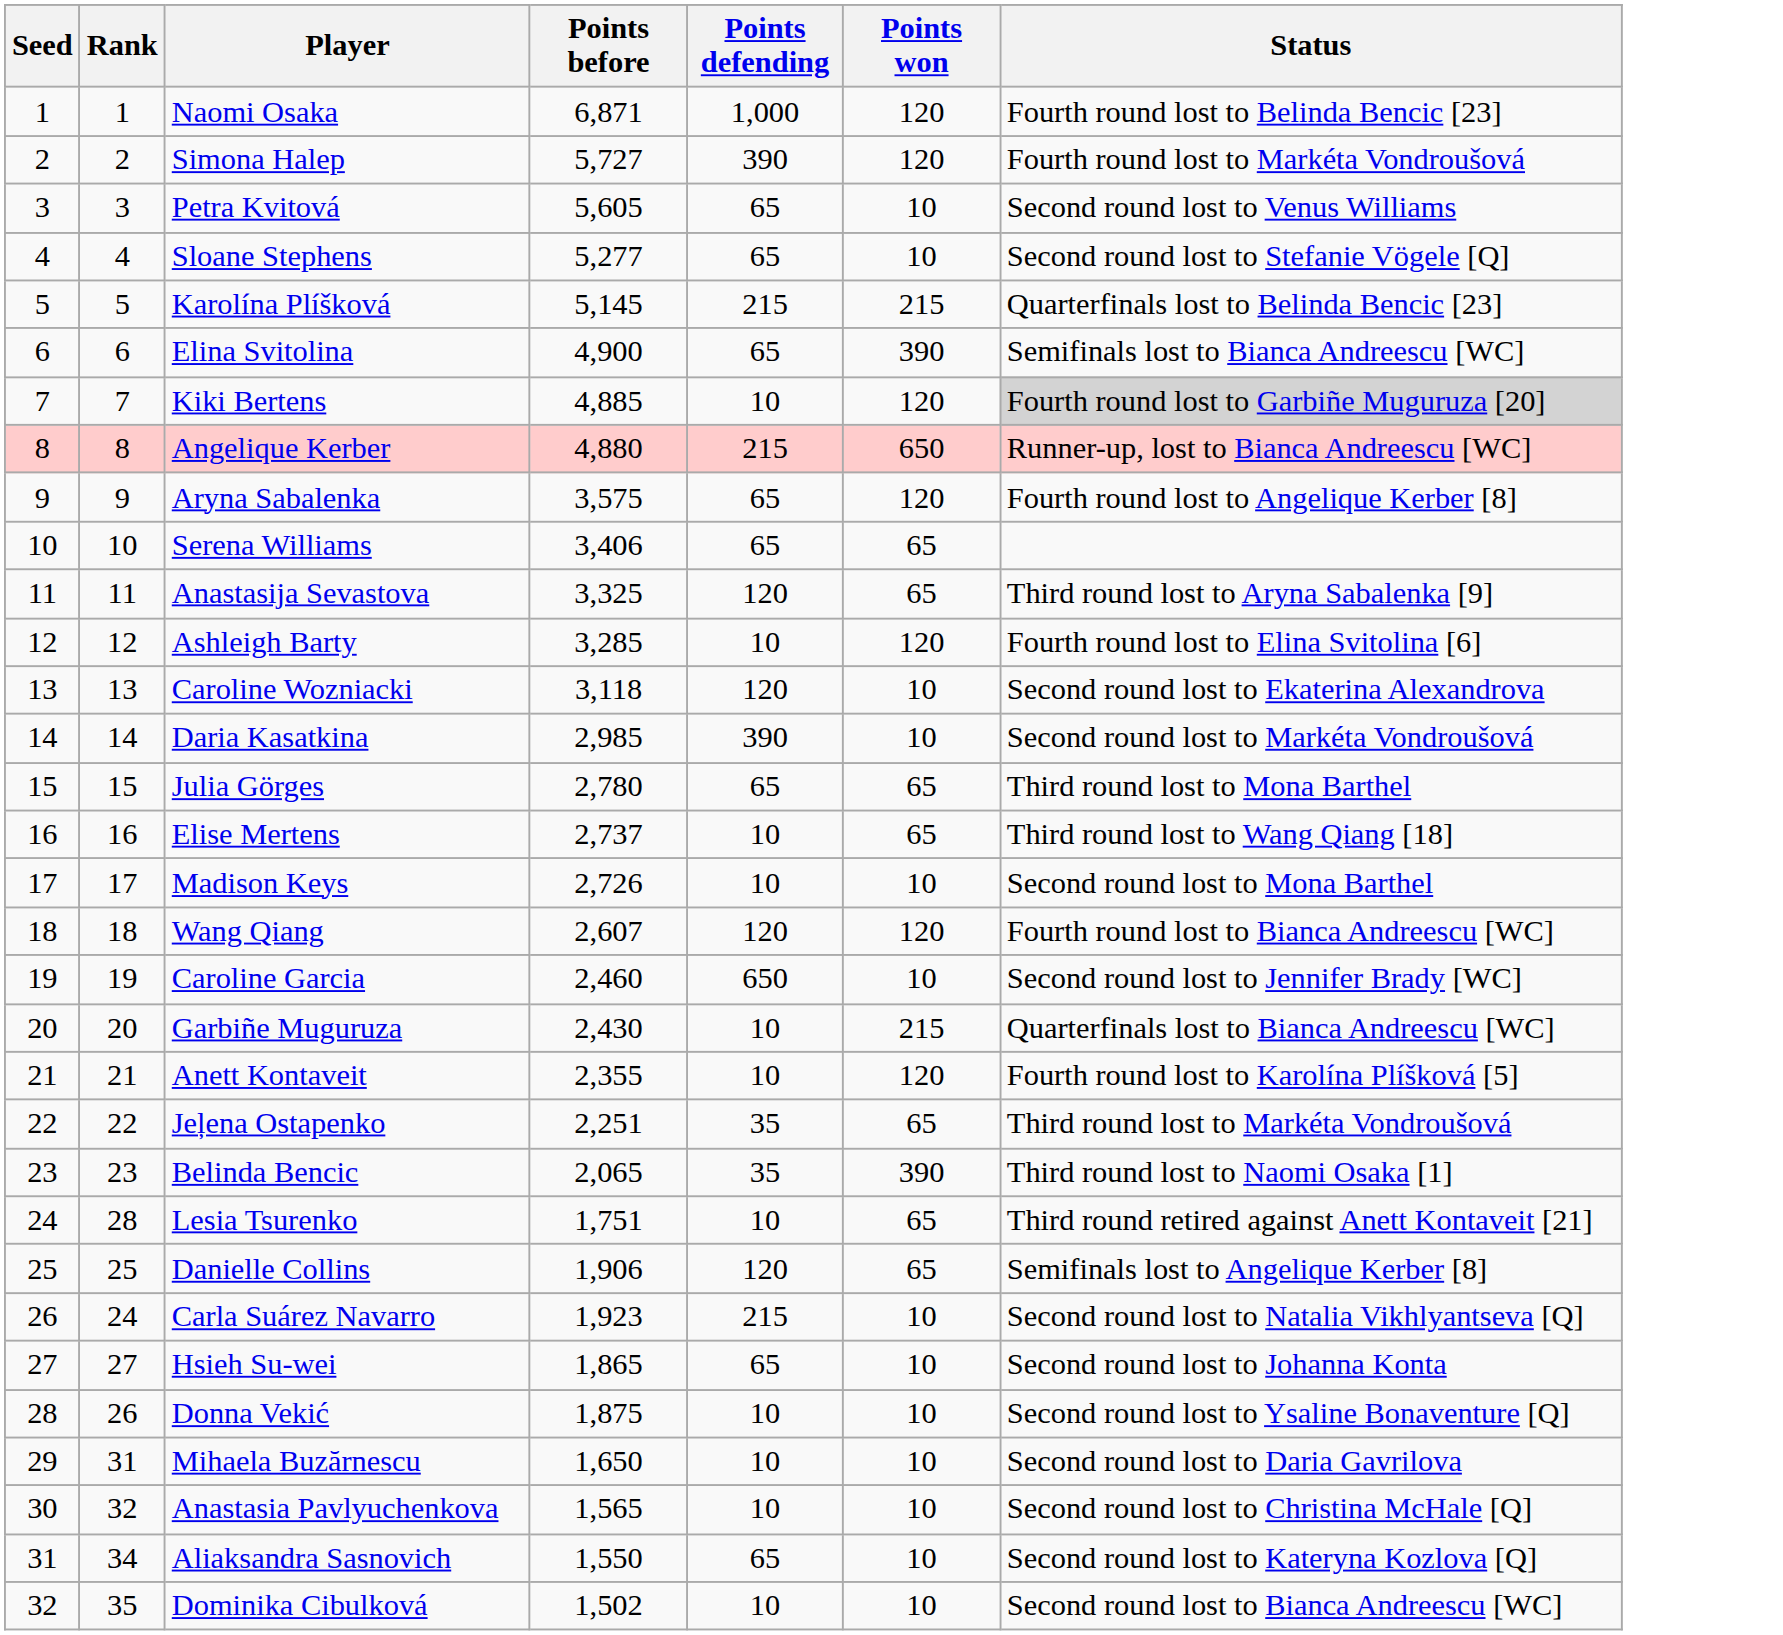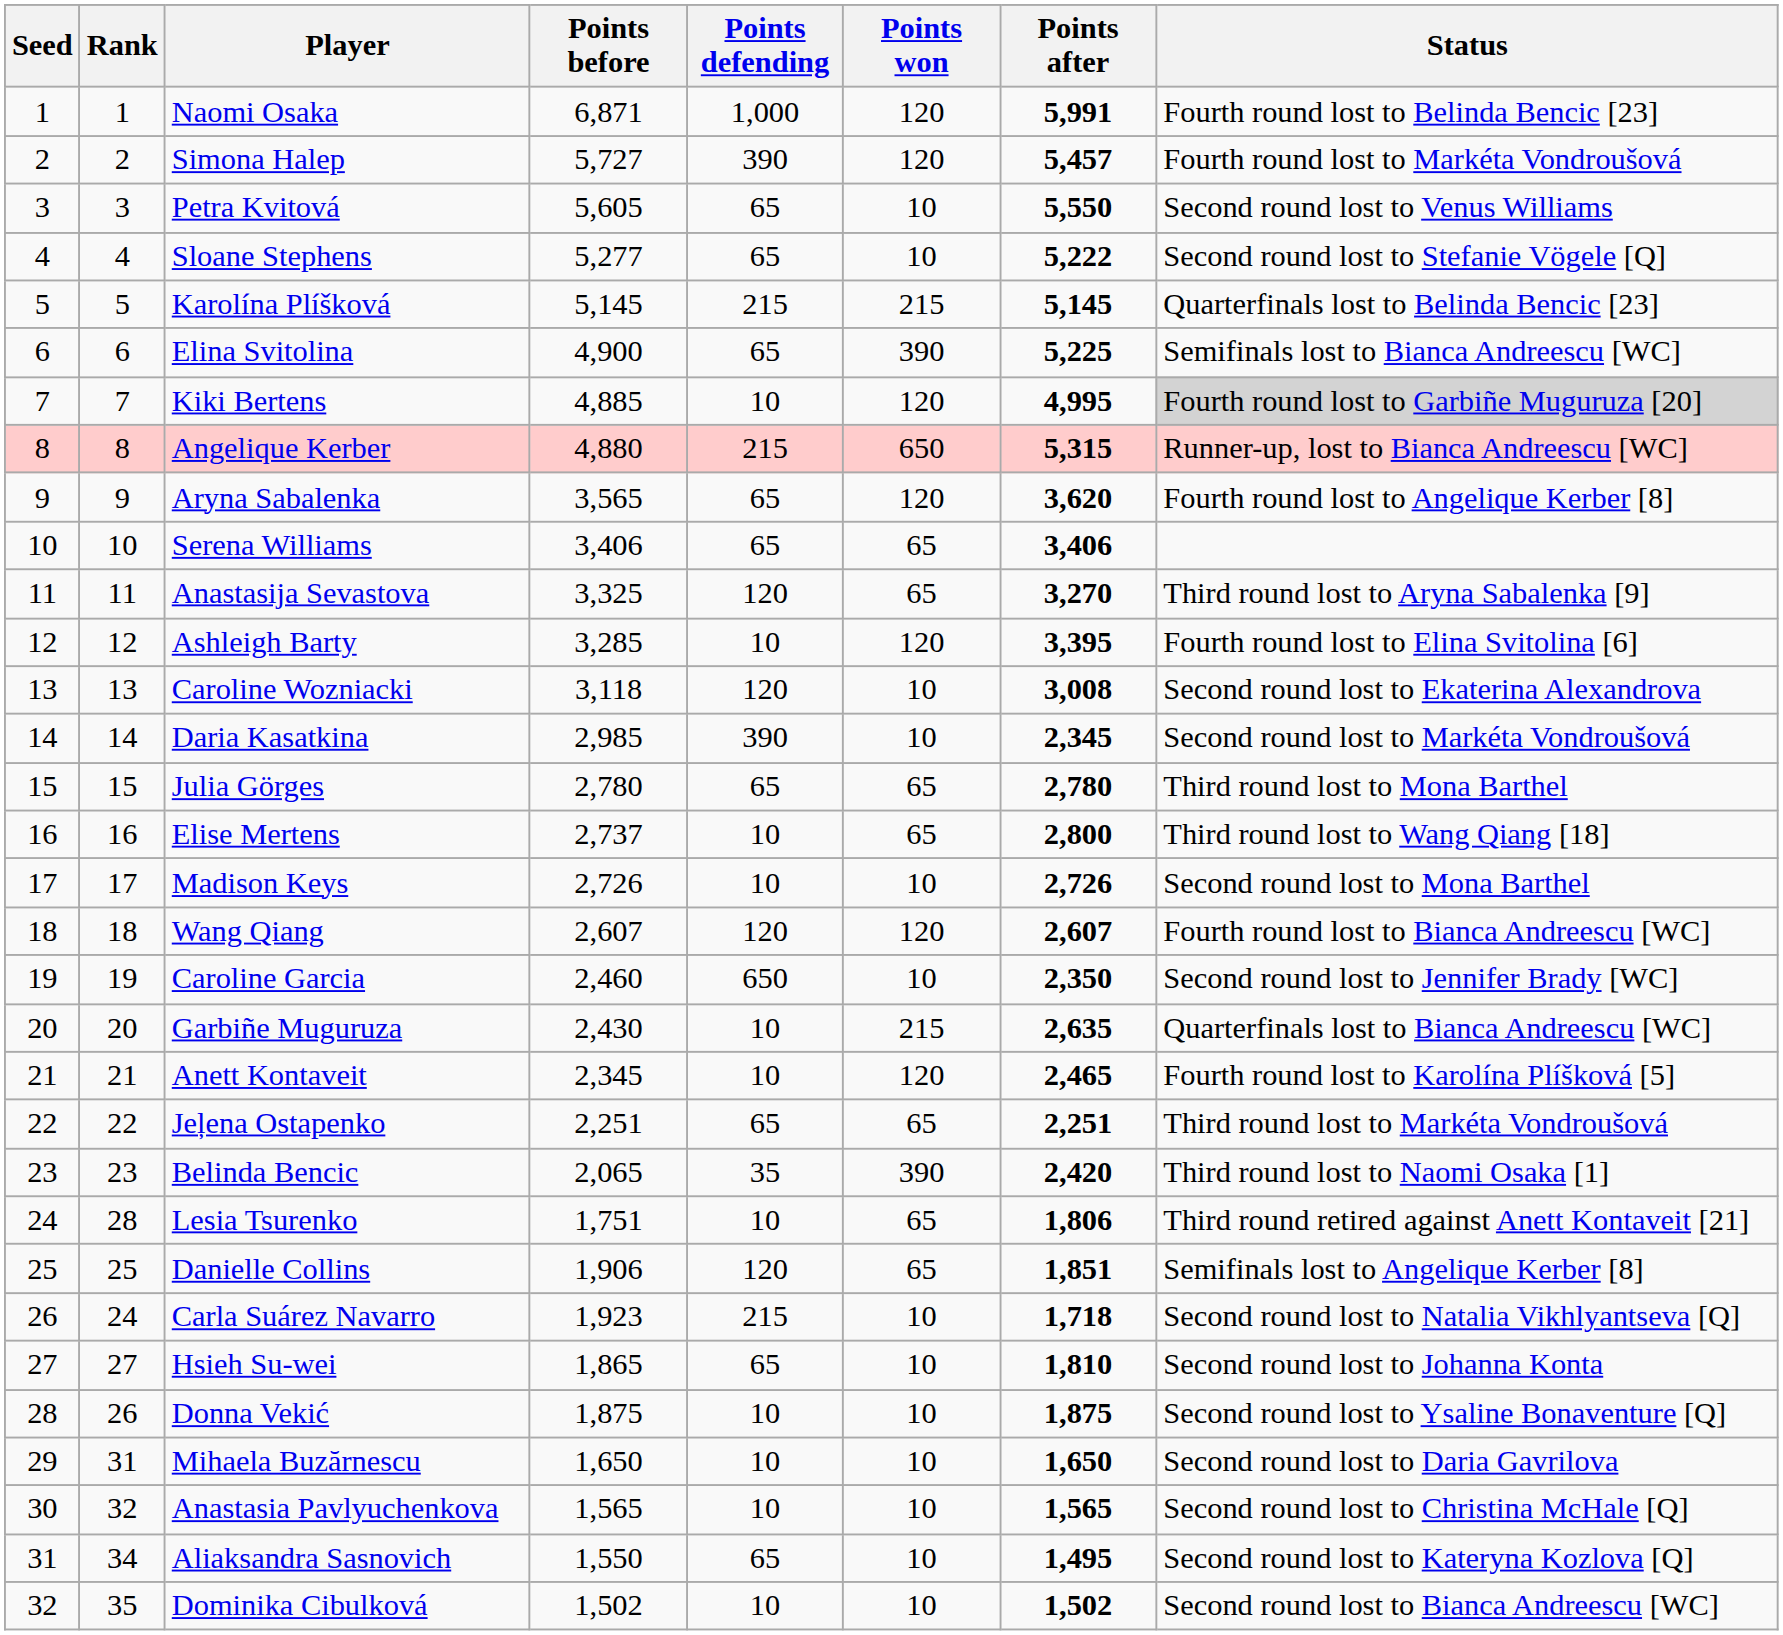+ column: (1078, 45)
(609, 496) 3,575 -> (609, 496) 3,565
(609, 1075) 2,355 -> (609, 1075) 2,345
(765, 1123) 35 -> (765, 1123) 65
